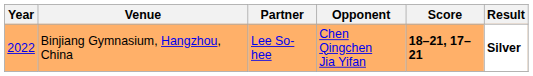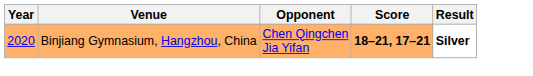- column: (282, 15)
(21, 48) 2022 -> (21, 41) 2020
